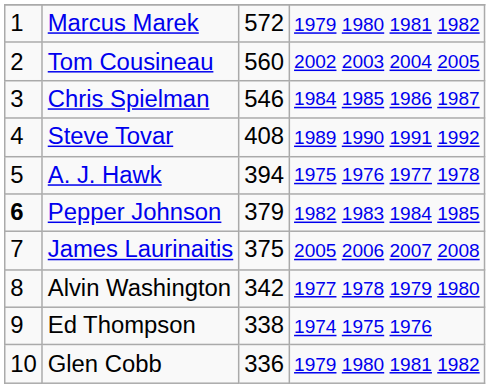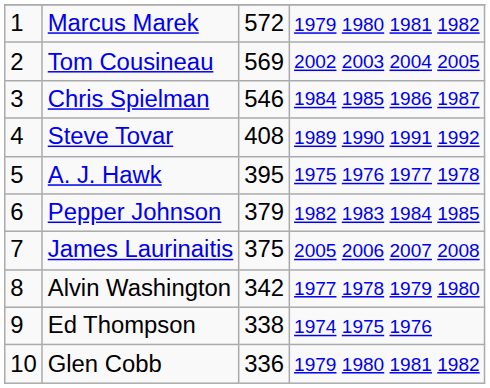(264, 61) 560 -> (264, 61) 569
(264, 174) 394 -> (264, 174) 395
(17, 212) bold -> (17, 212) normal
